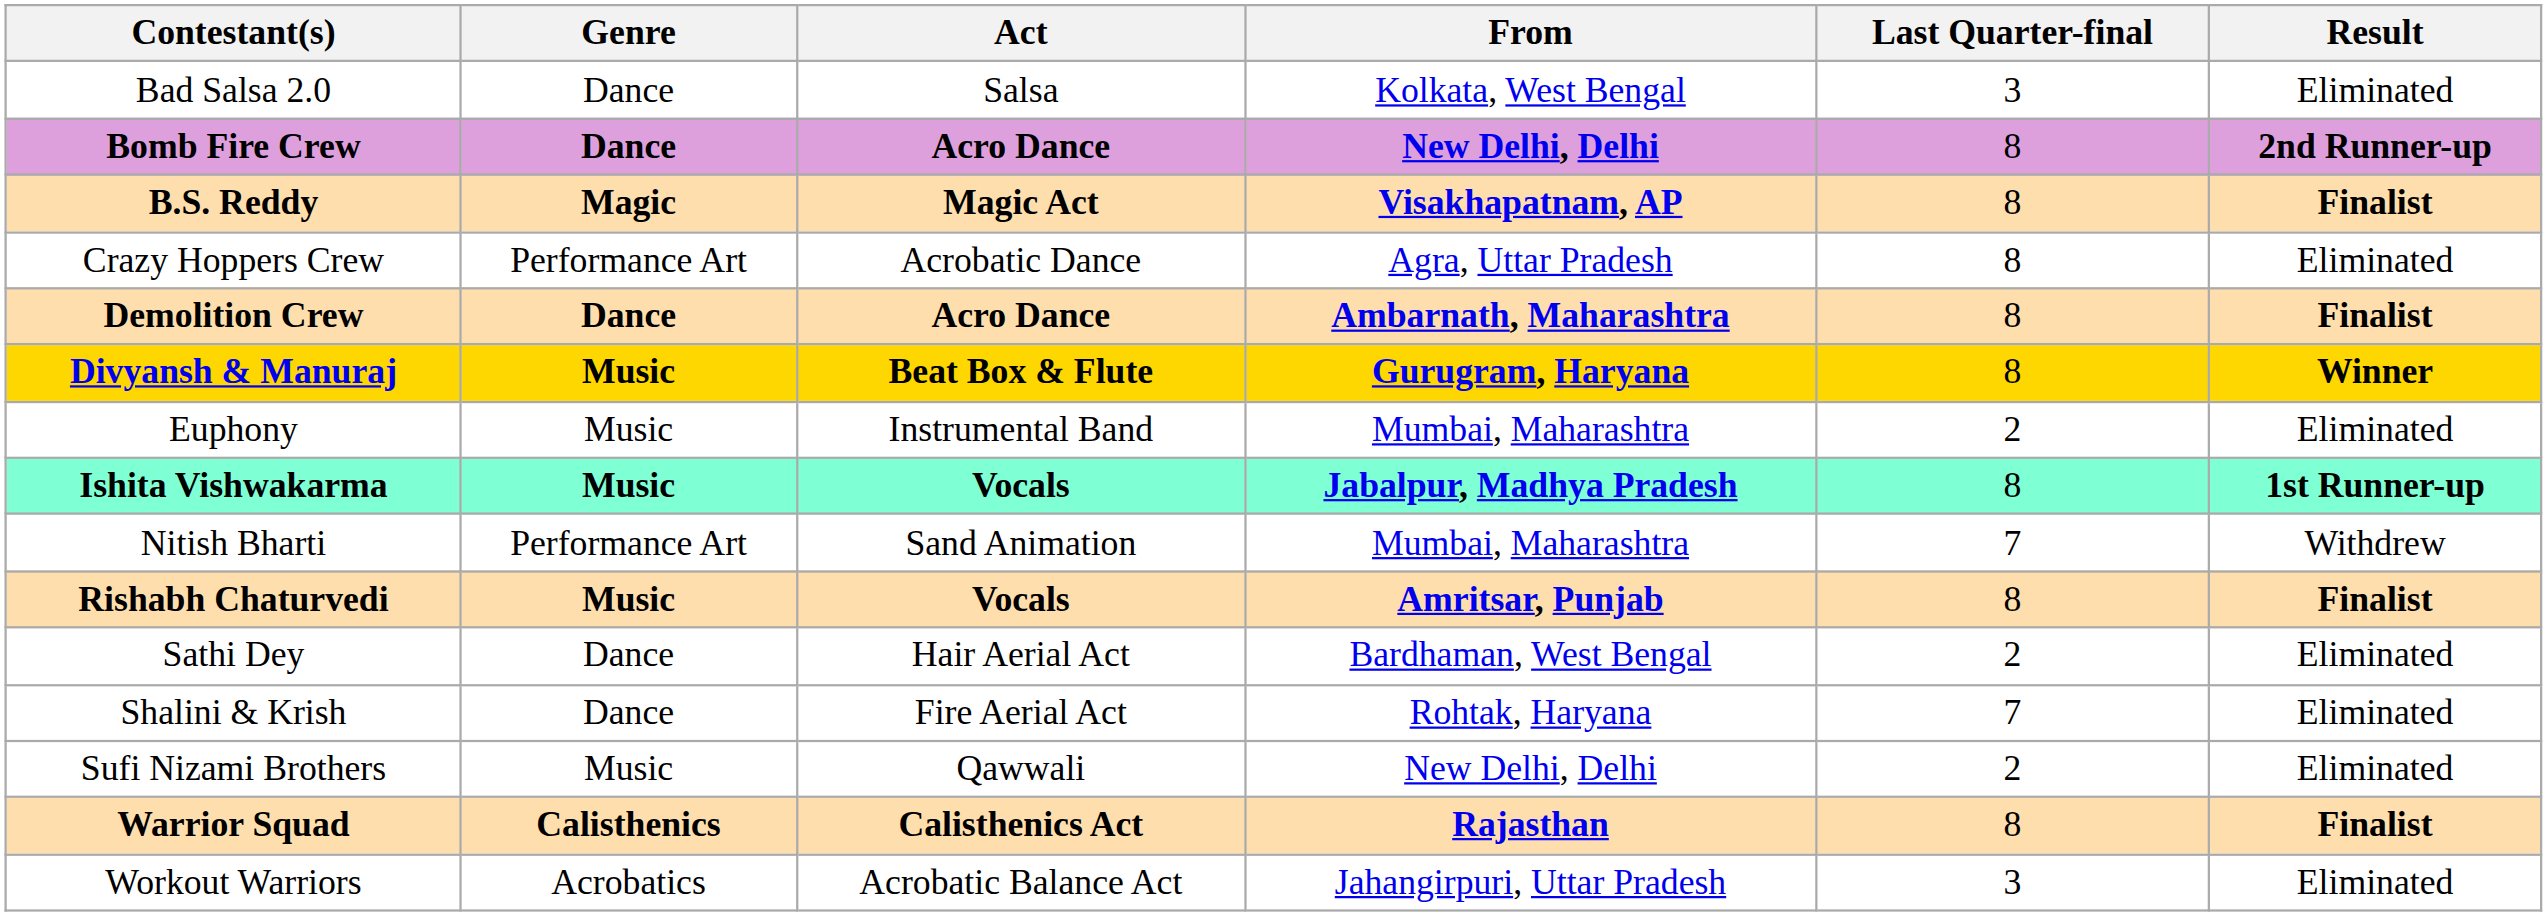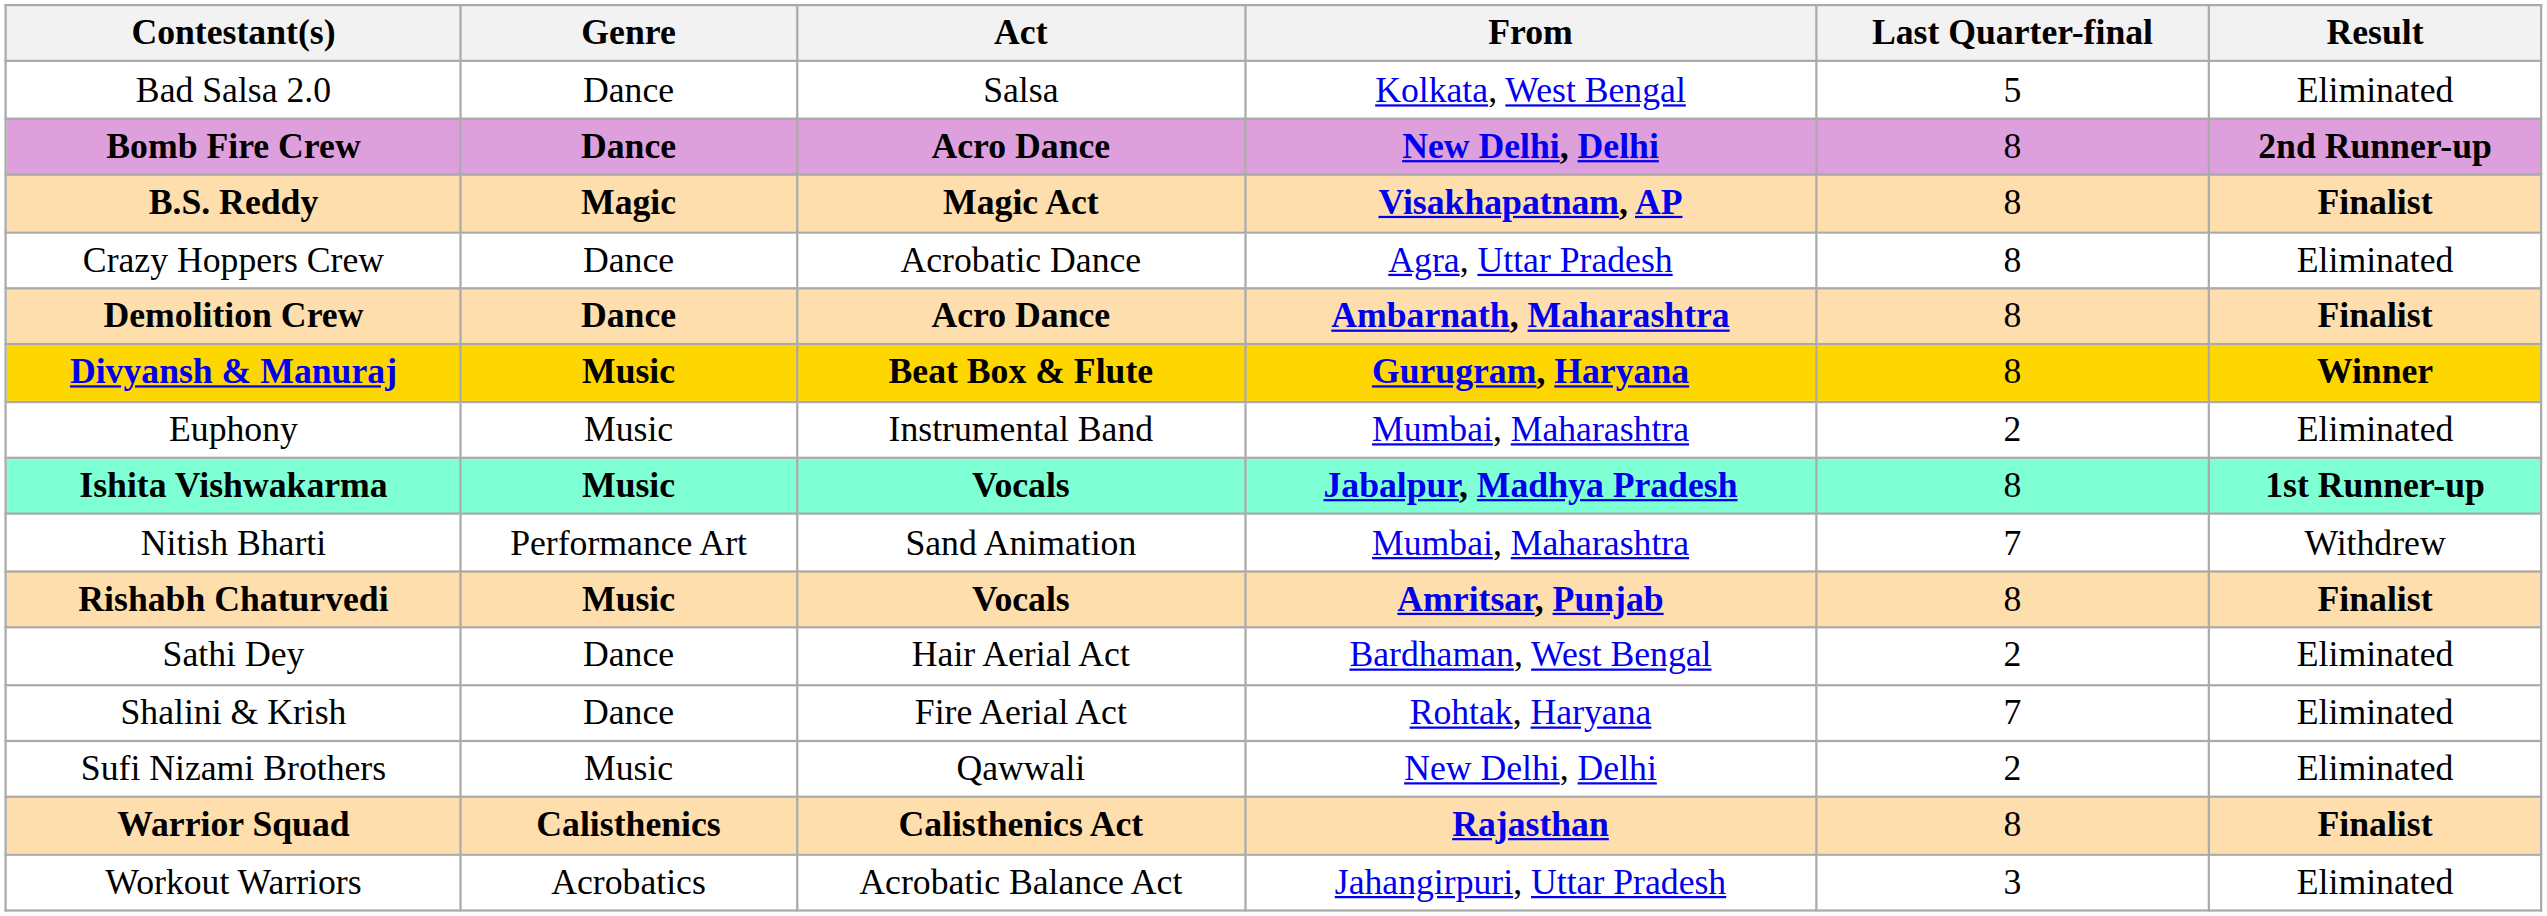(2012, 89) 3 -> (2012, 89) 5
(629, 259) Performance Art -> (629, 259) Dance
